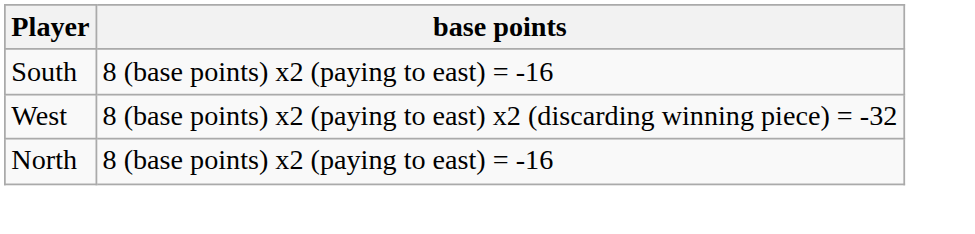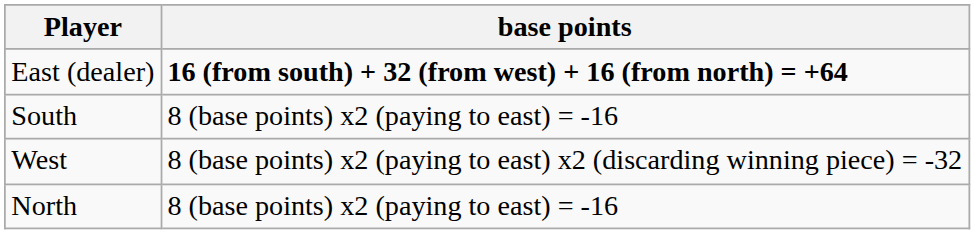+ row: (83, 71)
